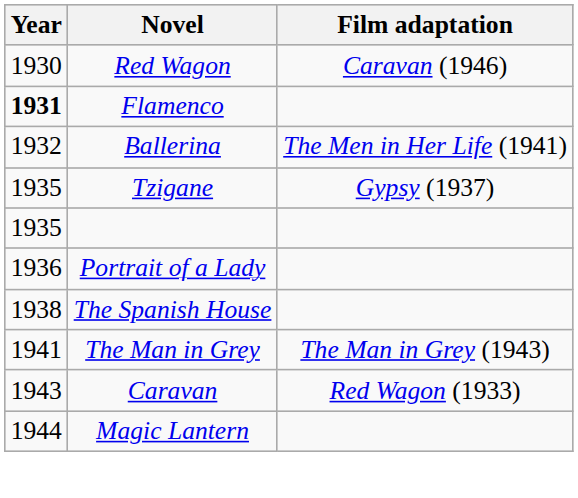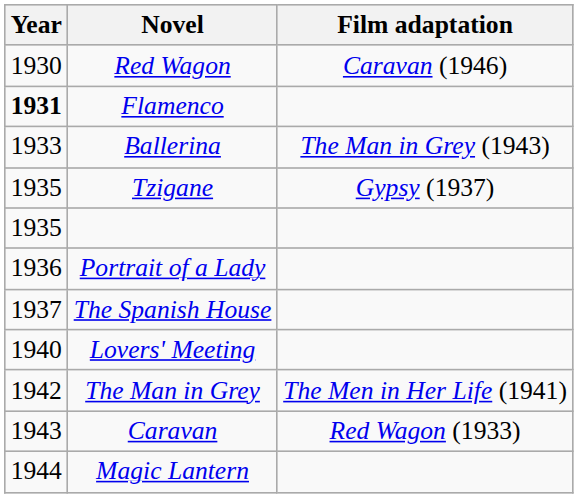(36, 146) 1932 -> (36, 146) 1933
(425, 146) The Men in Her Life (1941) -> (425, 146) The Man in Grey (1943)
(36, 308) 1938 -> (36, 308) 1937
+ row: (173, 349)
(36, 349) 1941 -> (36, 390) 1942
(425, 349) The Man in Grey (1943) -> (425, 390) The Men in Her Life (1941)
